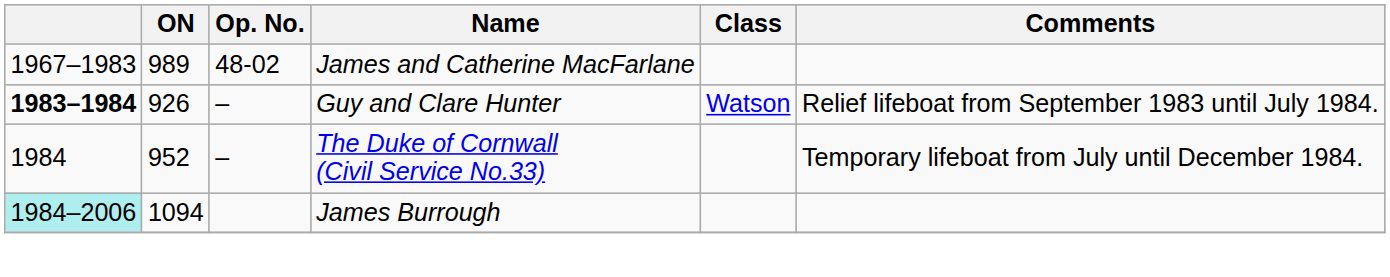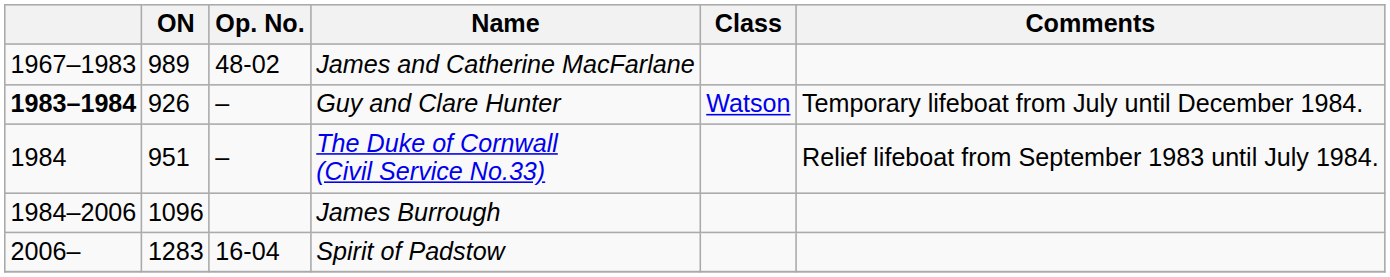(1090, 104) Relief lifeboat from September 1983 until July 1984. -> (1083, 104) Temporary lifeboat from July until December 1984.
(169, 158) 952 -> (169, 158) 951
(1083, 158) Temporary lifeboat from July until December 1984. -> (1090, 158) Relief lifeboat from September 1983 until July 1984.
(73, 212) paleturquoise background -> (73, 212) no background
(176, 212) 1094 -> (176, 212) 1096
+ row: (411, 251)
